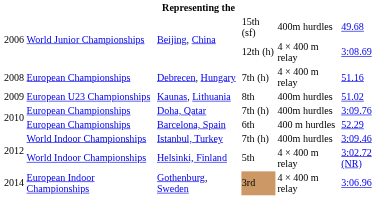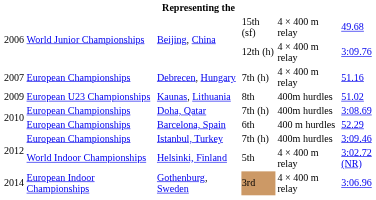(305, 27) 400m hurdles -> (298, 27) 4 × 400 m relay
(356, 52) 3:08.69 -> (356, 52) 3:09.76
(14, 77) 2008 -> (14, 77) 2007
(356, 111) 3:09.76 -> (356, 111) 3:08.69
(86, 138) World Indoor Championships -> (79, 138) European Championships
